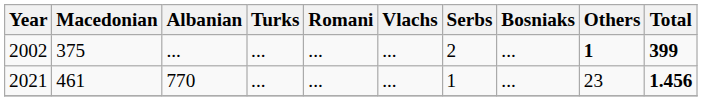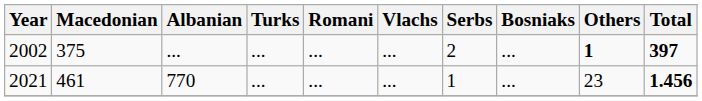(664, 50) 399 -> (664, 50) 397
